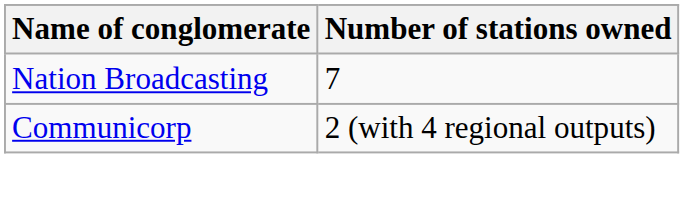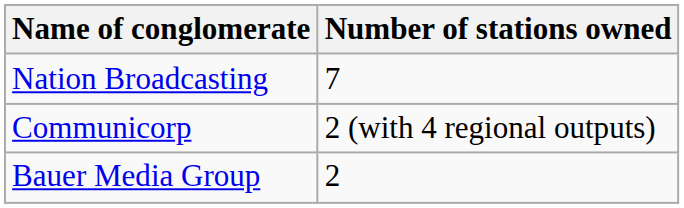+ row: (136, 176)
